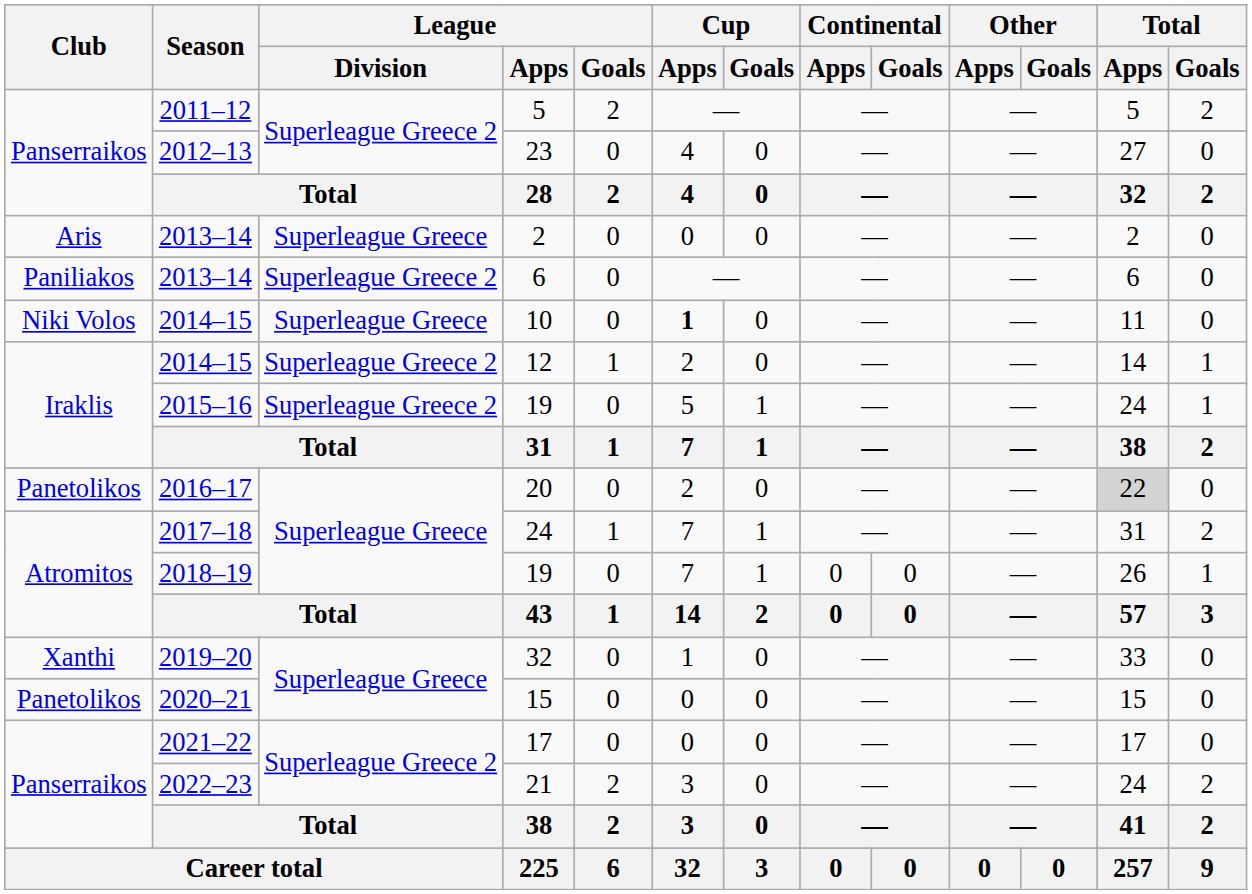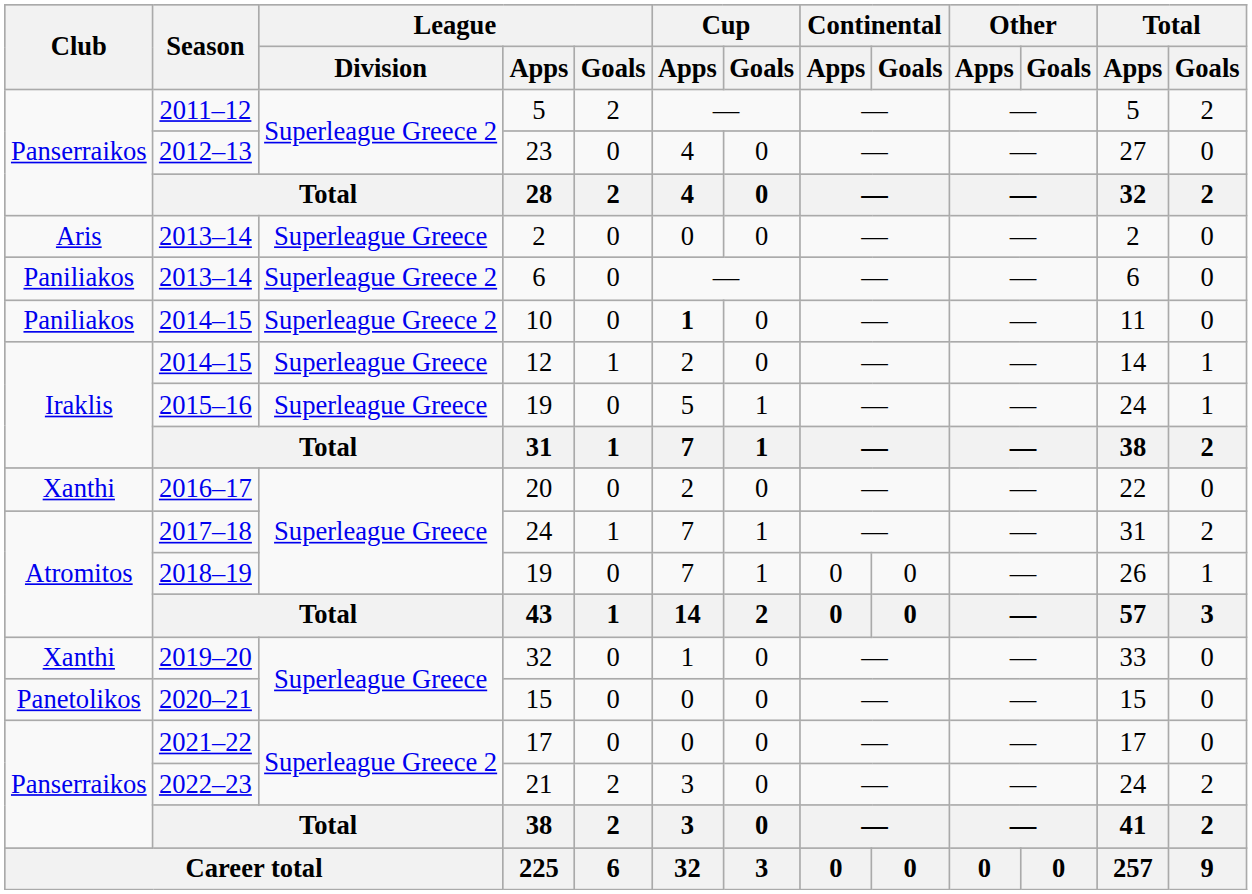(79, 320) Niki Volos -> (79, 320) Paniliakos
(381, 320) Superleague Greece -> (381, 320) Superleague Greece 2
(381, 362) Superleague Greece 2 -> (381, 362) Superleague Greece
(381, 404) Superleague Greece 2 -> (381, 404) Superleague Greece
(79, 488) Panetolikos -> (79, 488) Xanthi
(1133, 488) lightgrey background -> (1133, 488) no background
